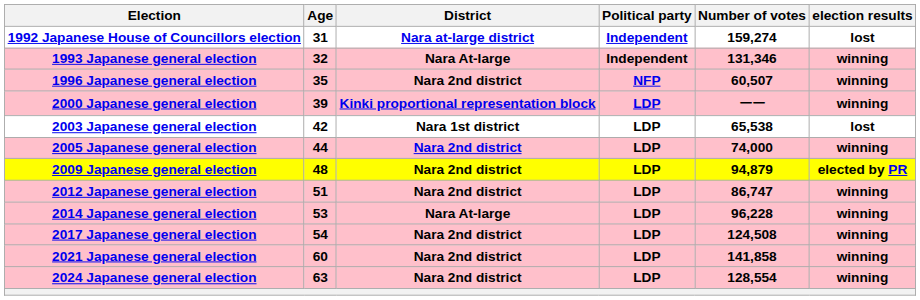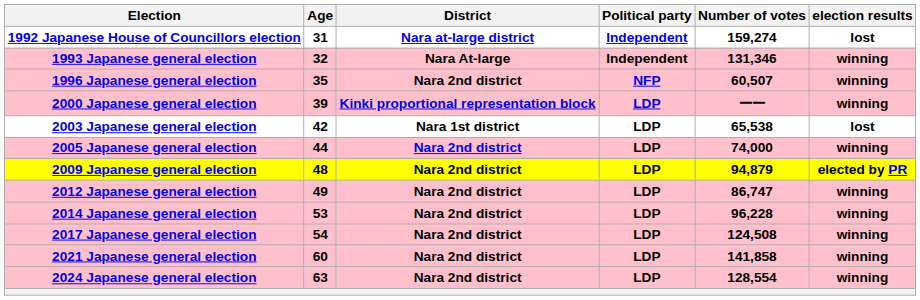(752, 103) normal -> (752, 103) bold
(320, 191) 51 -> (320, 191) 49
(468, 213) Nara At-large -> (468, 213) Nara 2nd district
